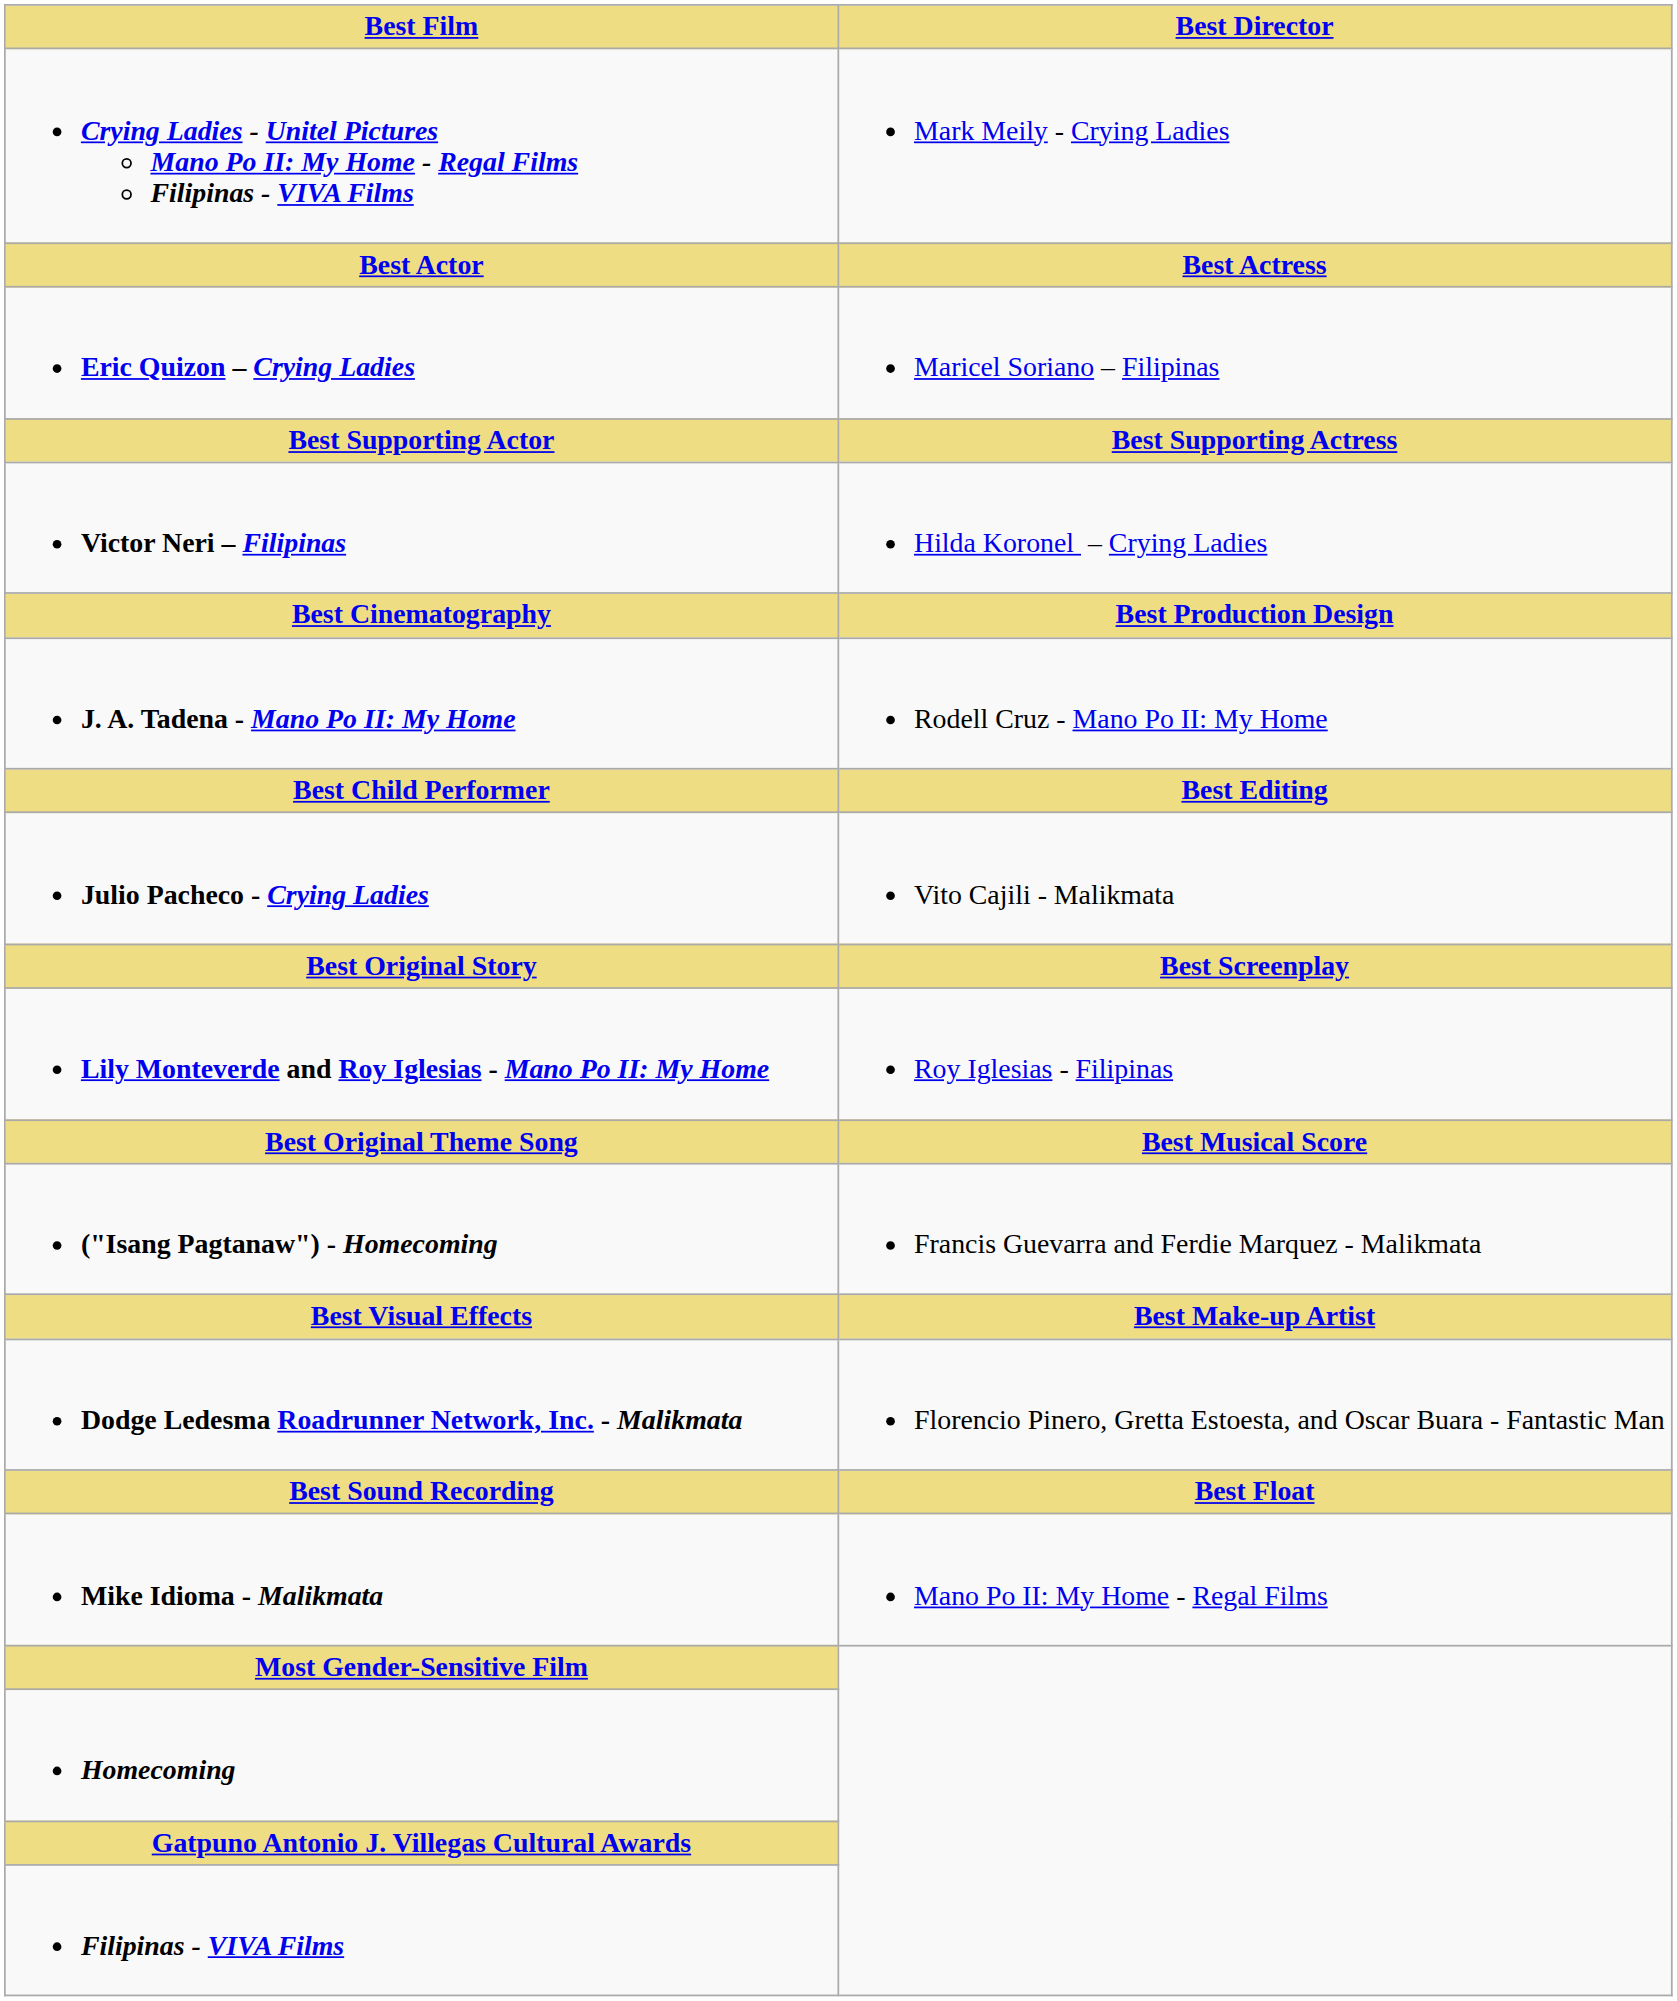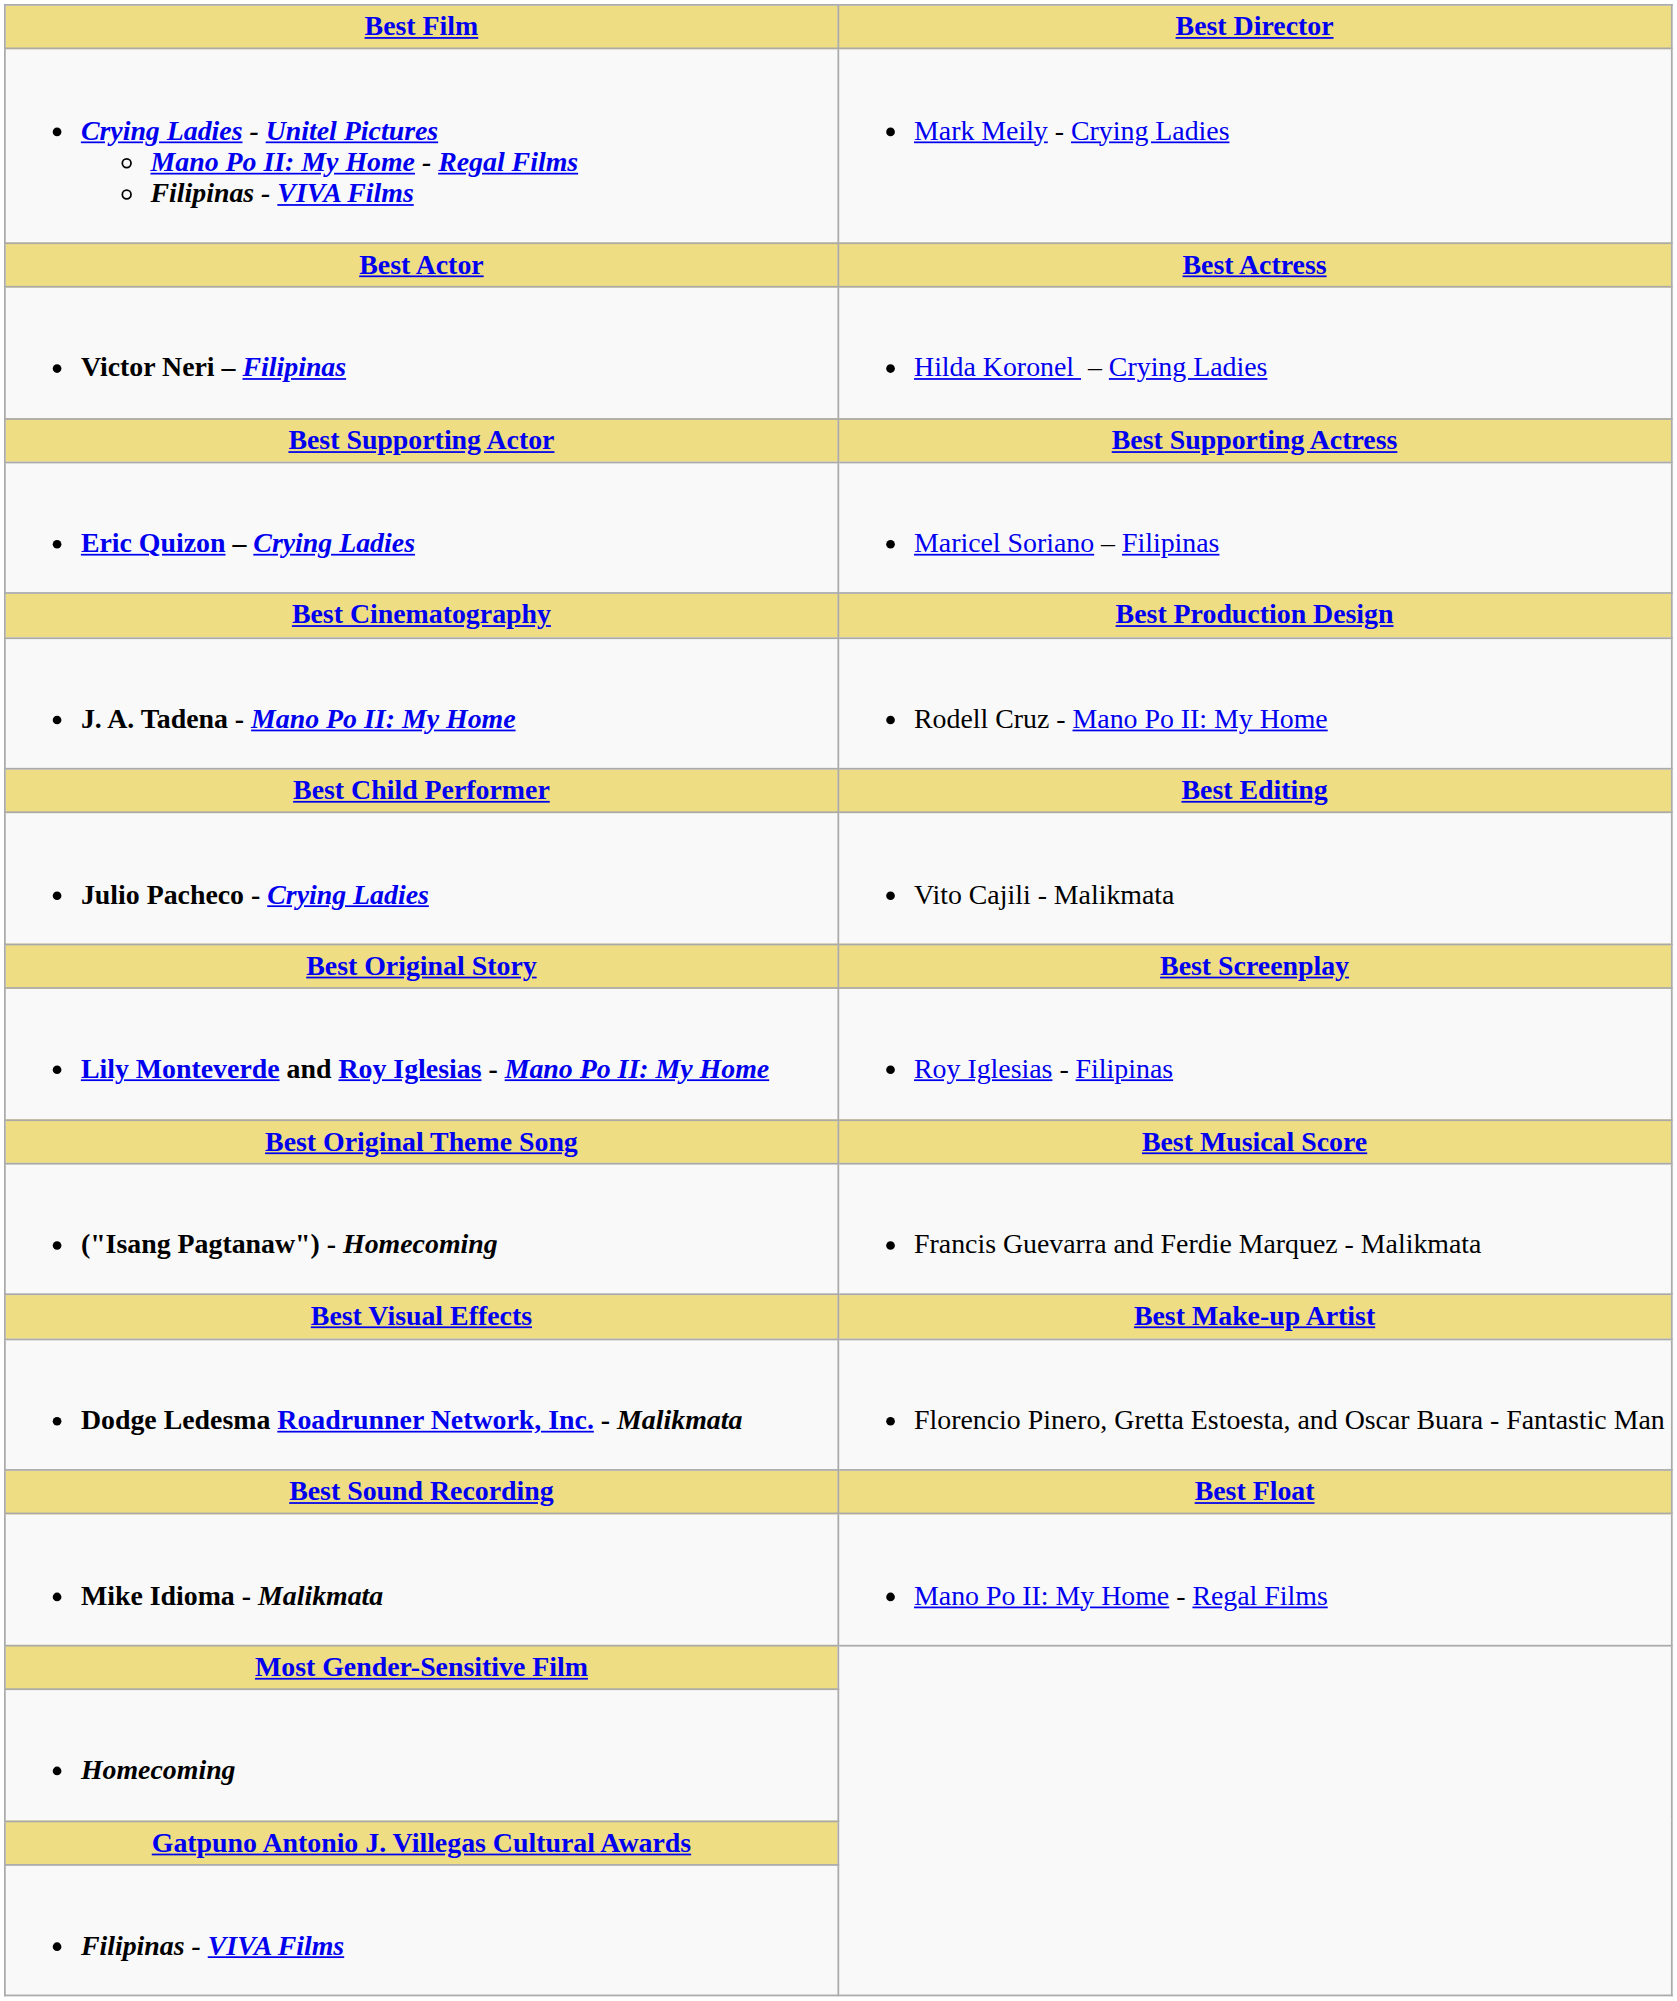rows swapped: (421, 368) <-> (421, 544)
